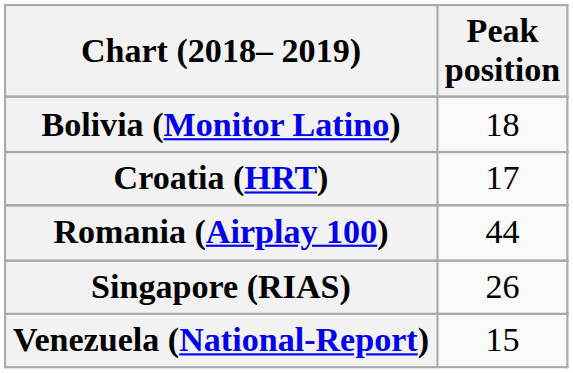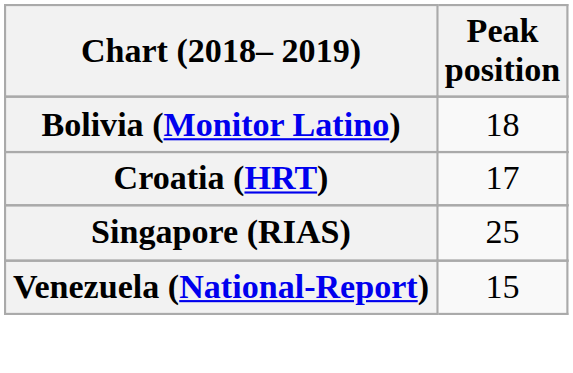- row: (221, 232)
(503, 286) 26 -> (503, 232) 25
